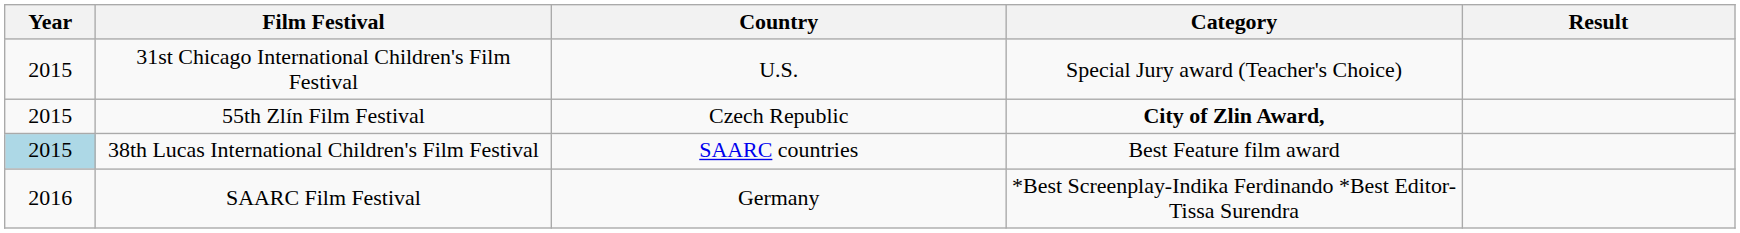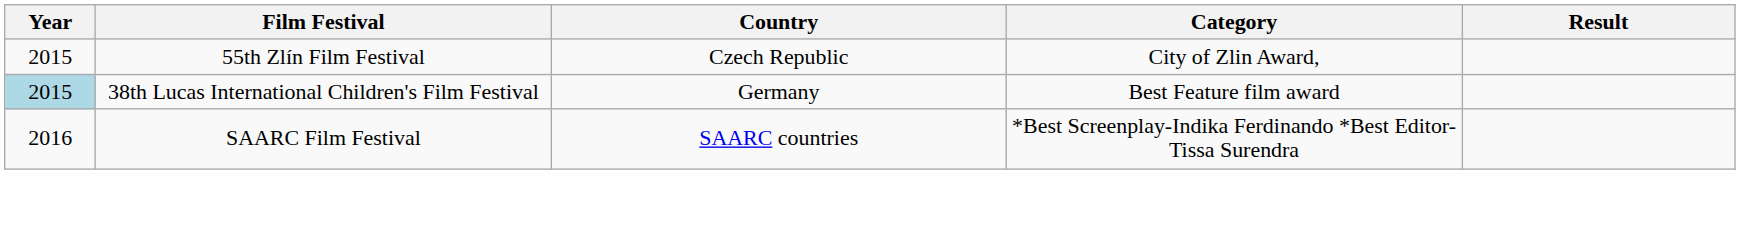- row: (323, 68)
(1234, 116) bold -> (1234, 56) normal
(779, 150) SAARC countries -> (779, 91) Germany
(779, 197) Germany -> (779, 138) SAARC countries
